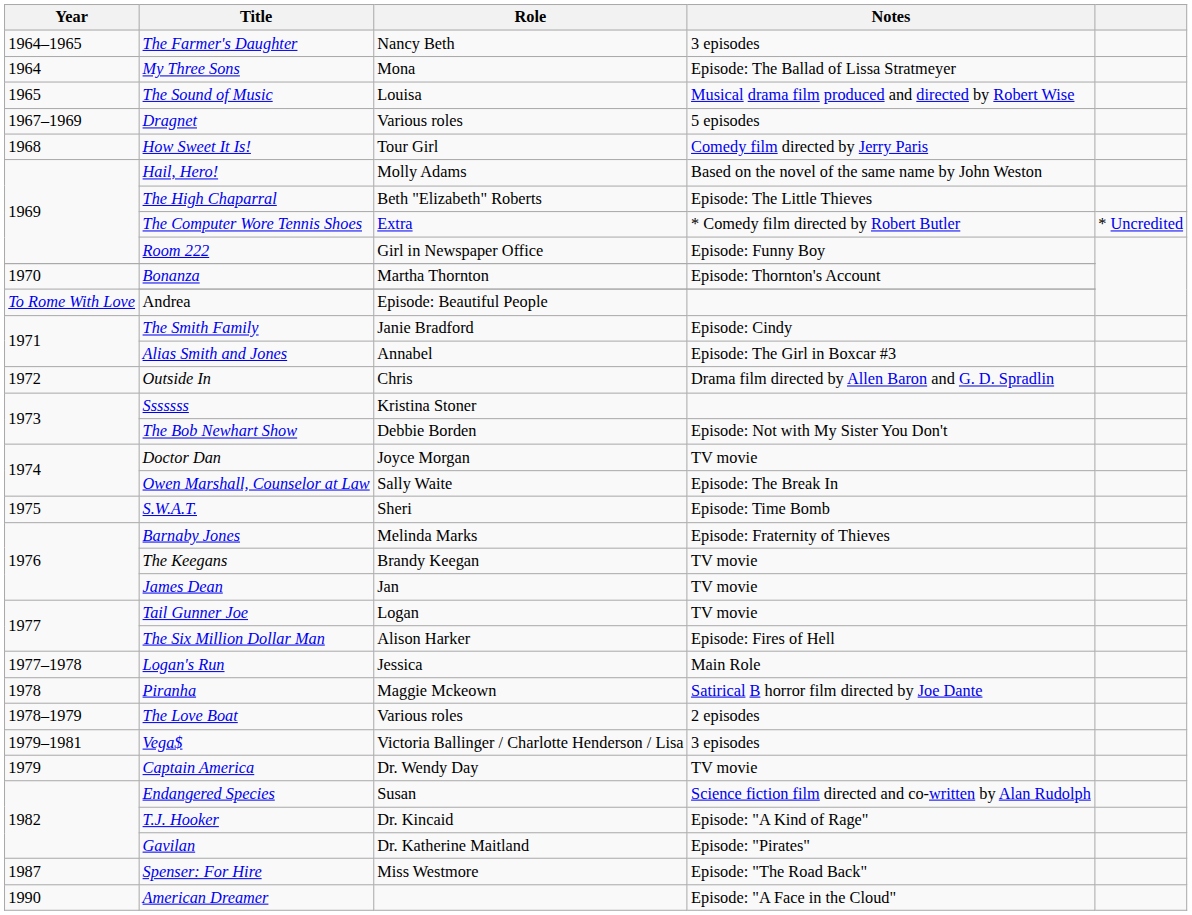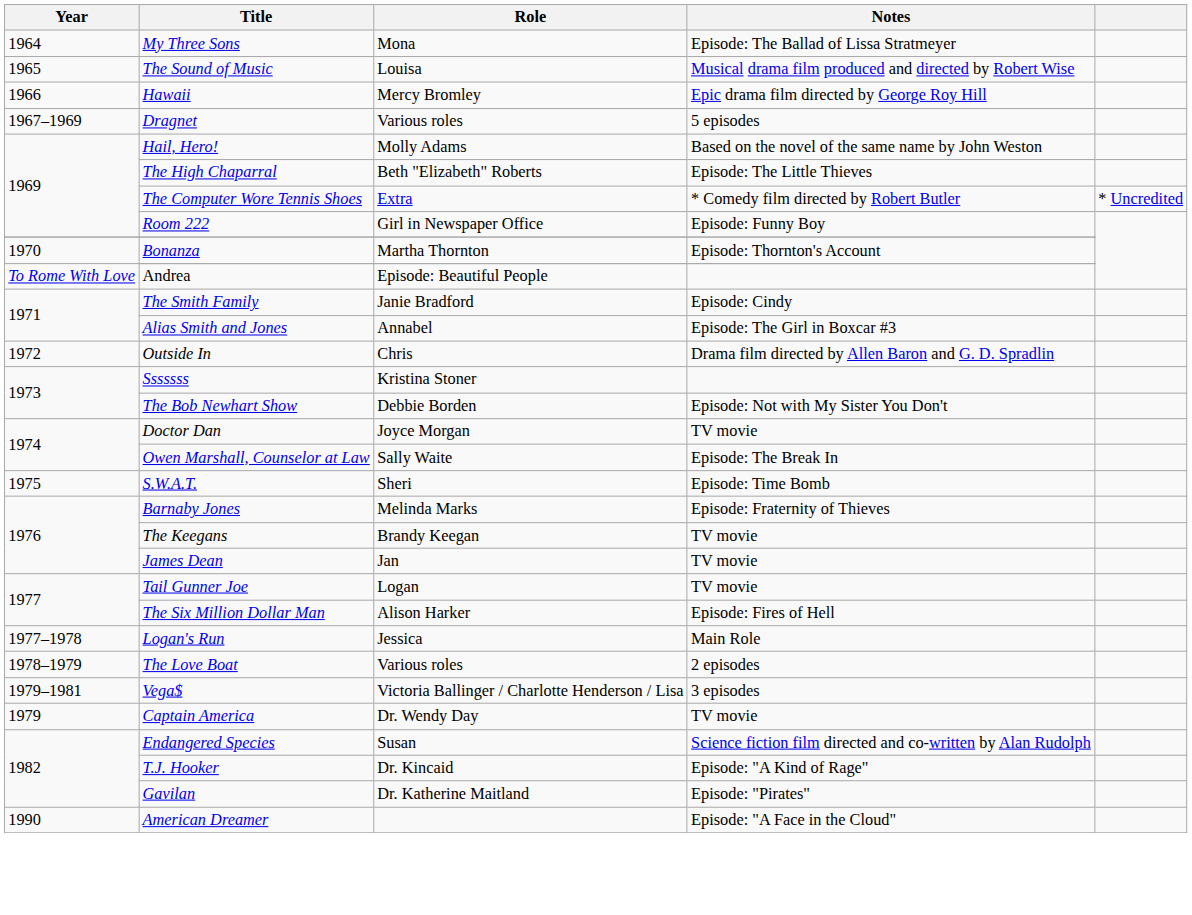- row: (220, 43)
+ row: (167, 95)
- row: (197, 146)
- row: (169, 690)
- row: (202, 871)
